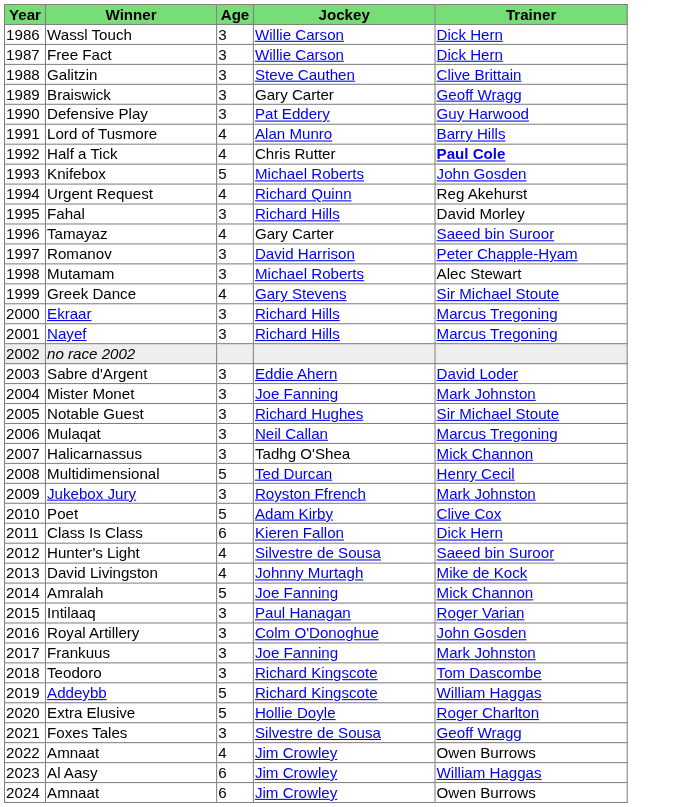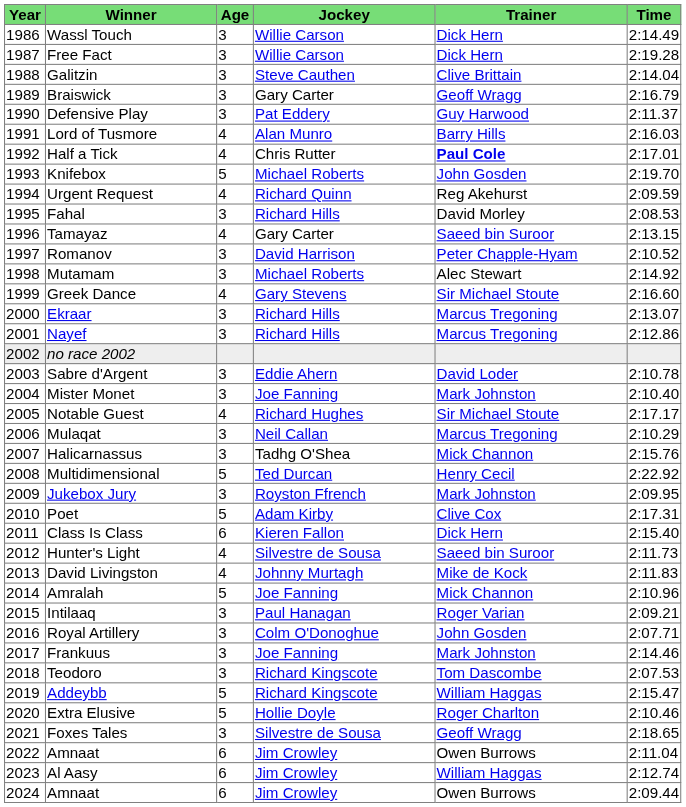+ column: (654, 14)
(222, 413) 3 -> (222, 413) 4
(222, 753) 4 -> (222, 753) 6
